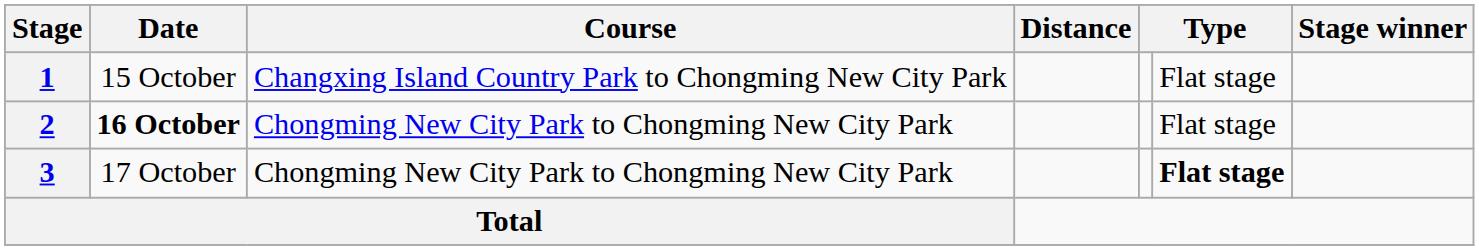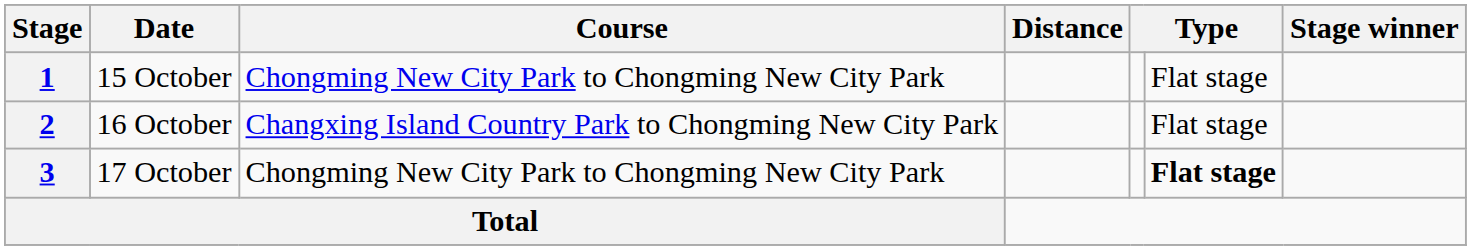(630, 76) Changxing Island Country Park to Chongming New City Park -> (595, 76) Chongming New City Park to Chongming New City Park
(168, 124) bold -> (164, 124) normal
(603, 124) Chongming New City Park to Chongming New City Park -> (622, 124) Changxing Island Country Park to Chongming New City Park
